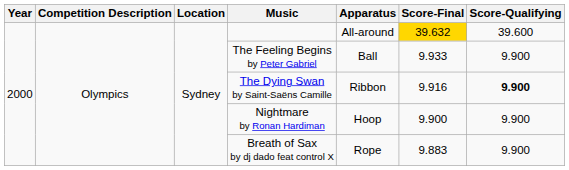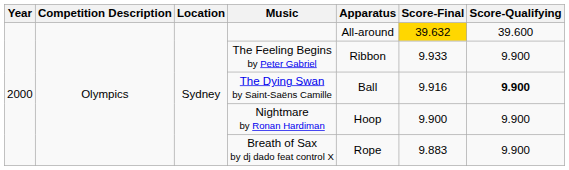(368, 56) Ball -> (368, 56) Ribbon
(368, 87) Ribbon -> (368, 87) Ball
